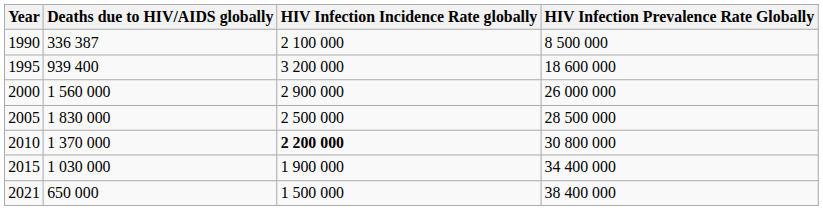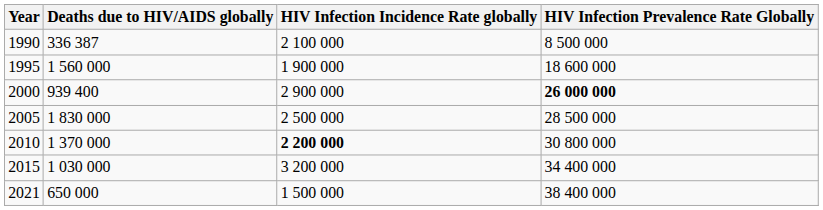(73, 67) 939 400 -> (79, 67) 1 560 000
(312, 67) 3 200 000 -> (312, 67) 1 900 000
(79, 92) 1 560 000 -> (73, 92) 939 400
(580, 92) normal -> (580, 92) bold
(312, 167) 1 900 000 -> (312, 167) 3 200 000
